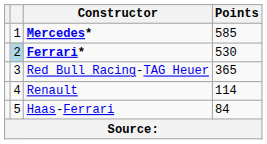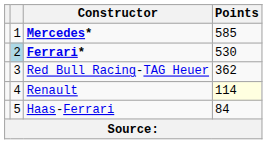(226, 72) 365 -> (226, 72) 362
(226, 91) no background -> (226, 91) lightyellow background
